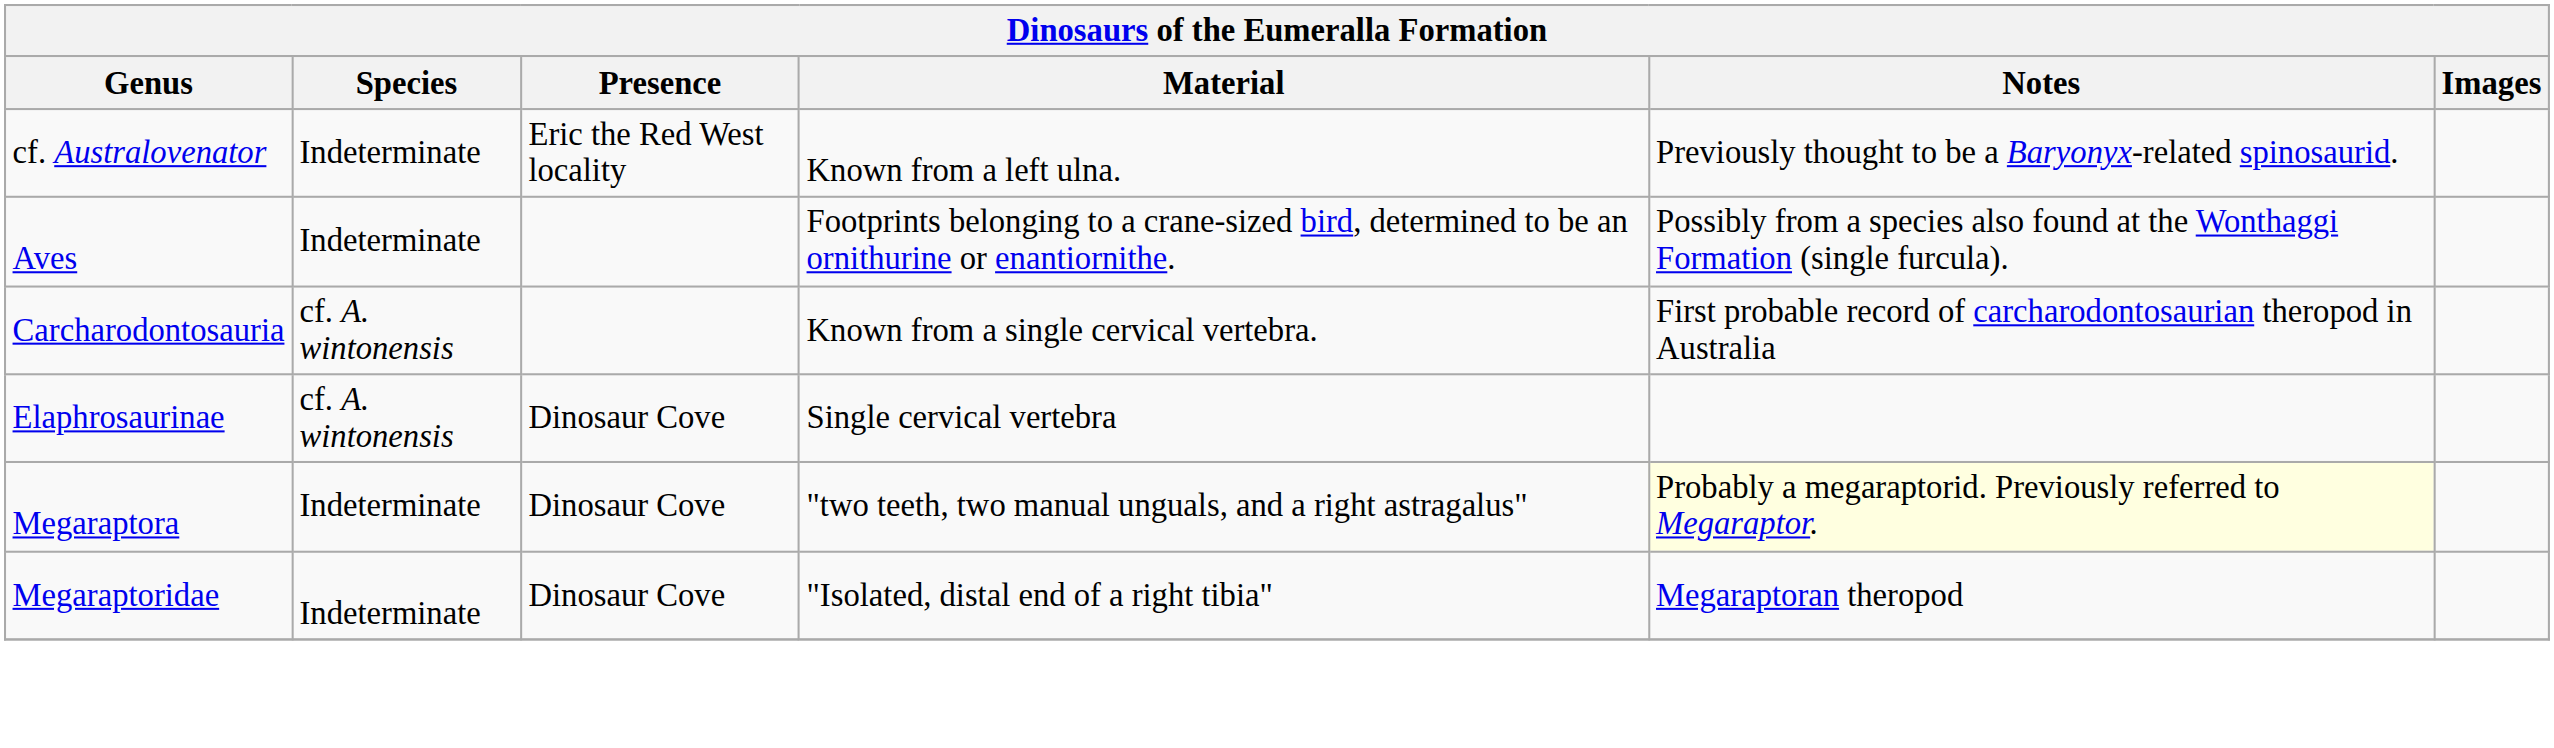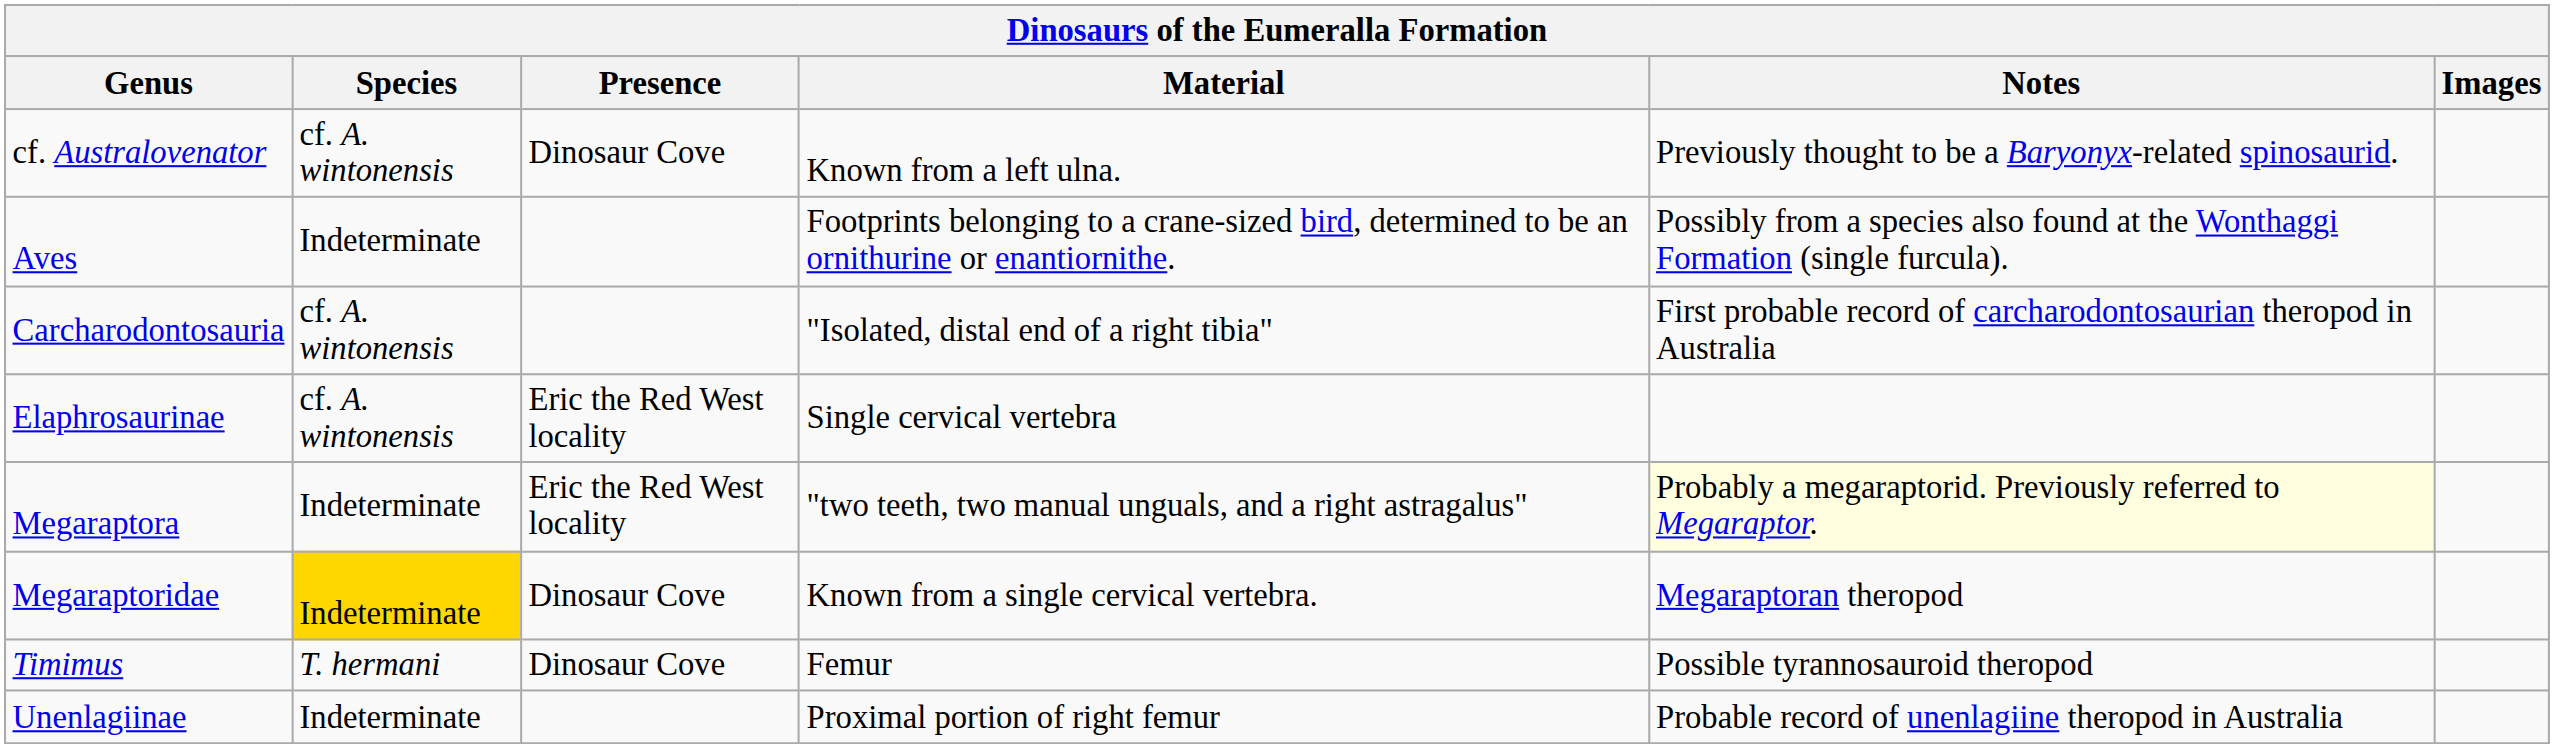(390, 152) Indeterminate -> (377, 152) cf. A. wintonensis
(646, 152) Eric the Red West locality -> (627, 152) Dinosaur Cove
(1062, 329) Known from a single cervical vertebra. -> (1040, 329) "Isolated, distal end of a right tibia"
(627, 417) Dinosaur Cove -> (646, 417) Eric the Red West locality
(627, 506) Dinosaur Cove -> (646, 506) Eric the Red West locality
(390, 613) no background -> (390, 613) gold background
(1040, 594) "Isolated, distal end of a right tibia" -> (1062, 594) Known from a single cervical vertebra.
+ row: (68, 664)
+ row: (100, 716)
